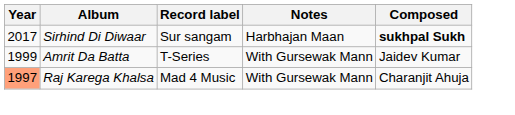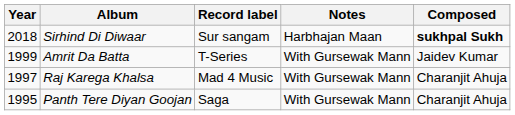(22, 36) 2017 -> (22, 36) 2018
(22, 78) lightsalmon background -> (22, 78) no background
+ row: (117, 99)
